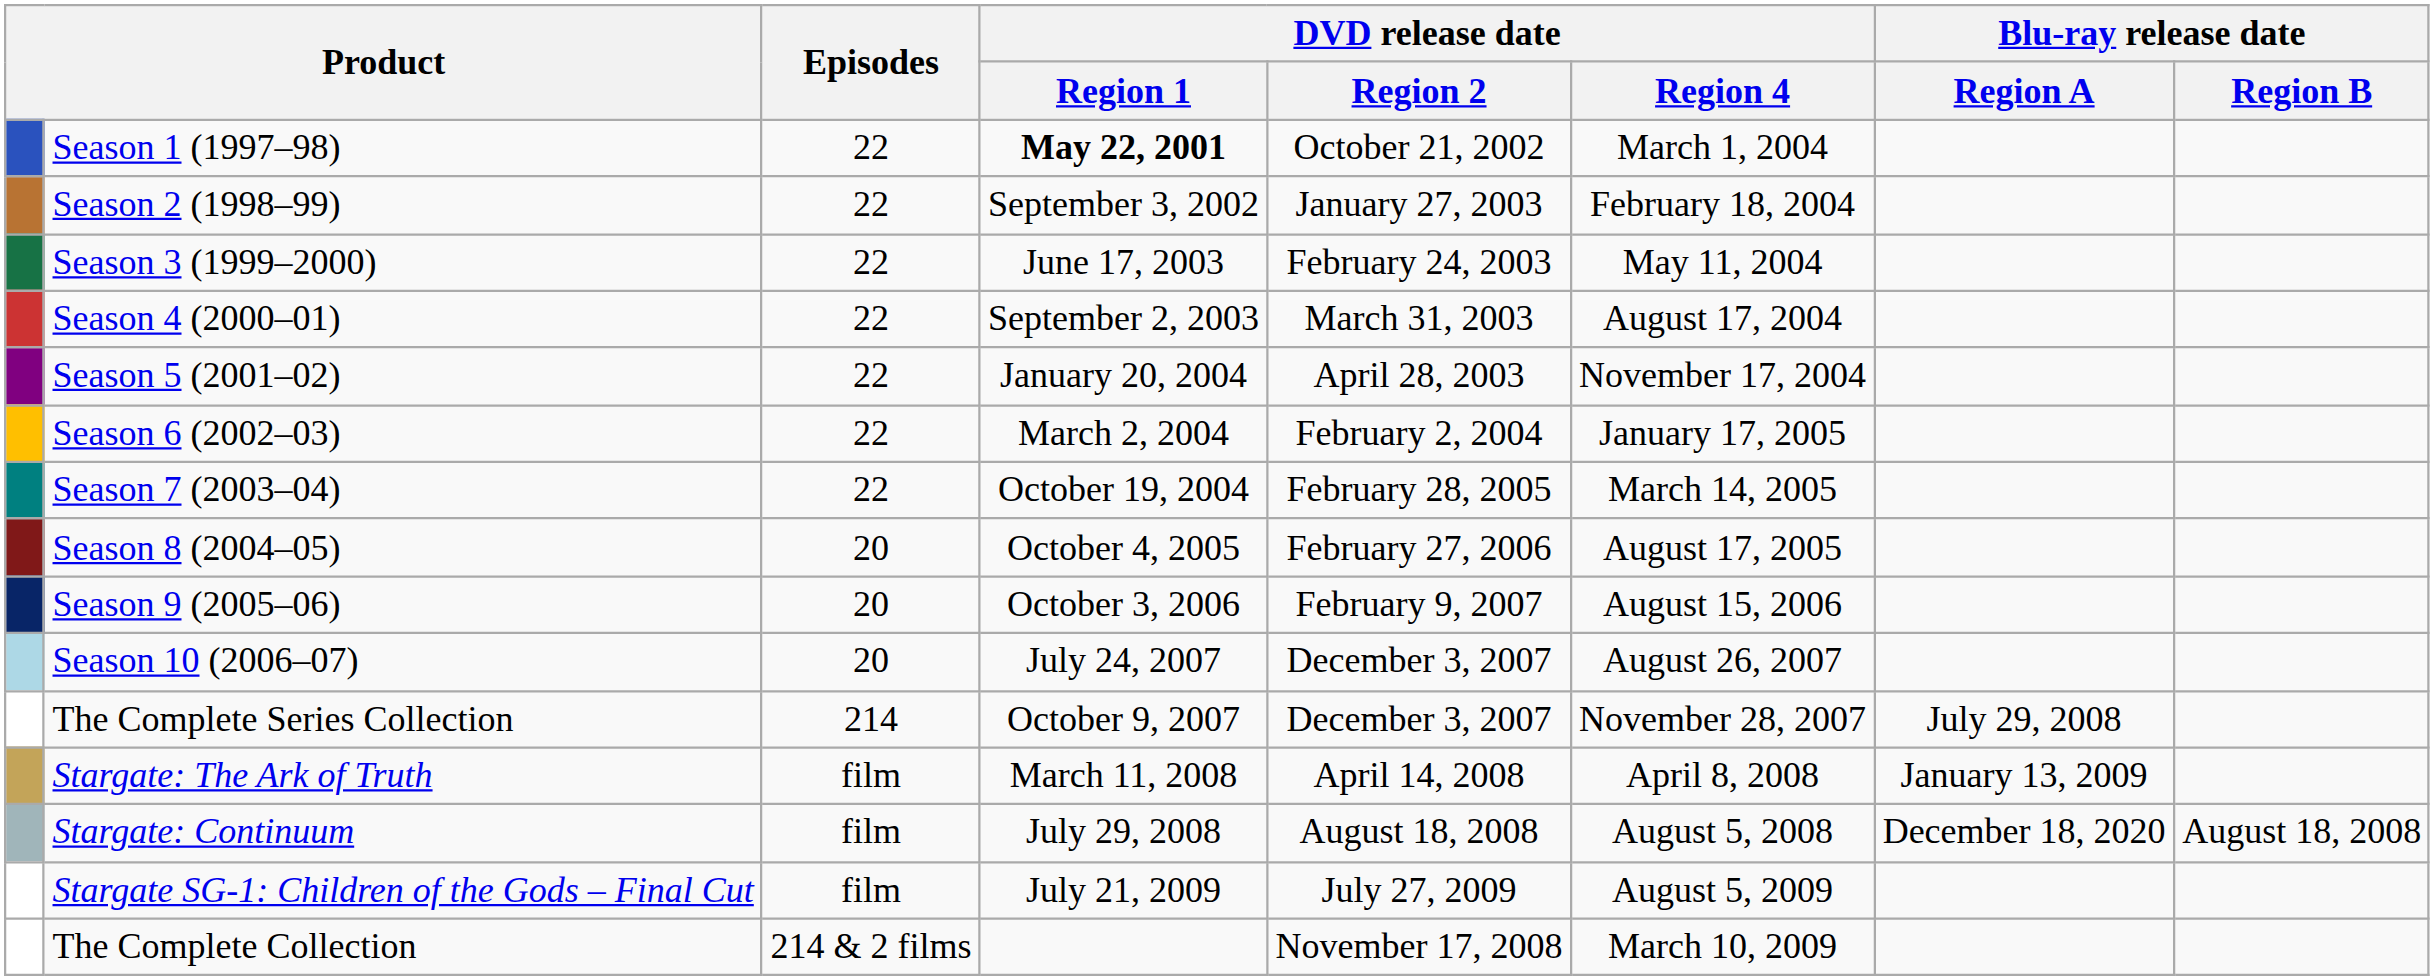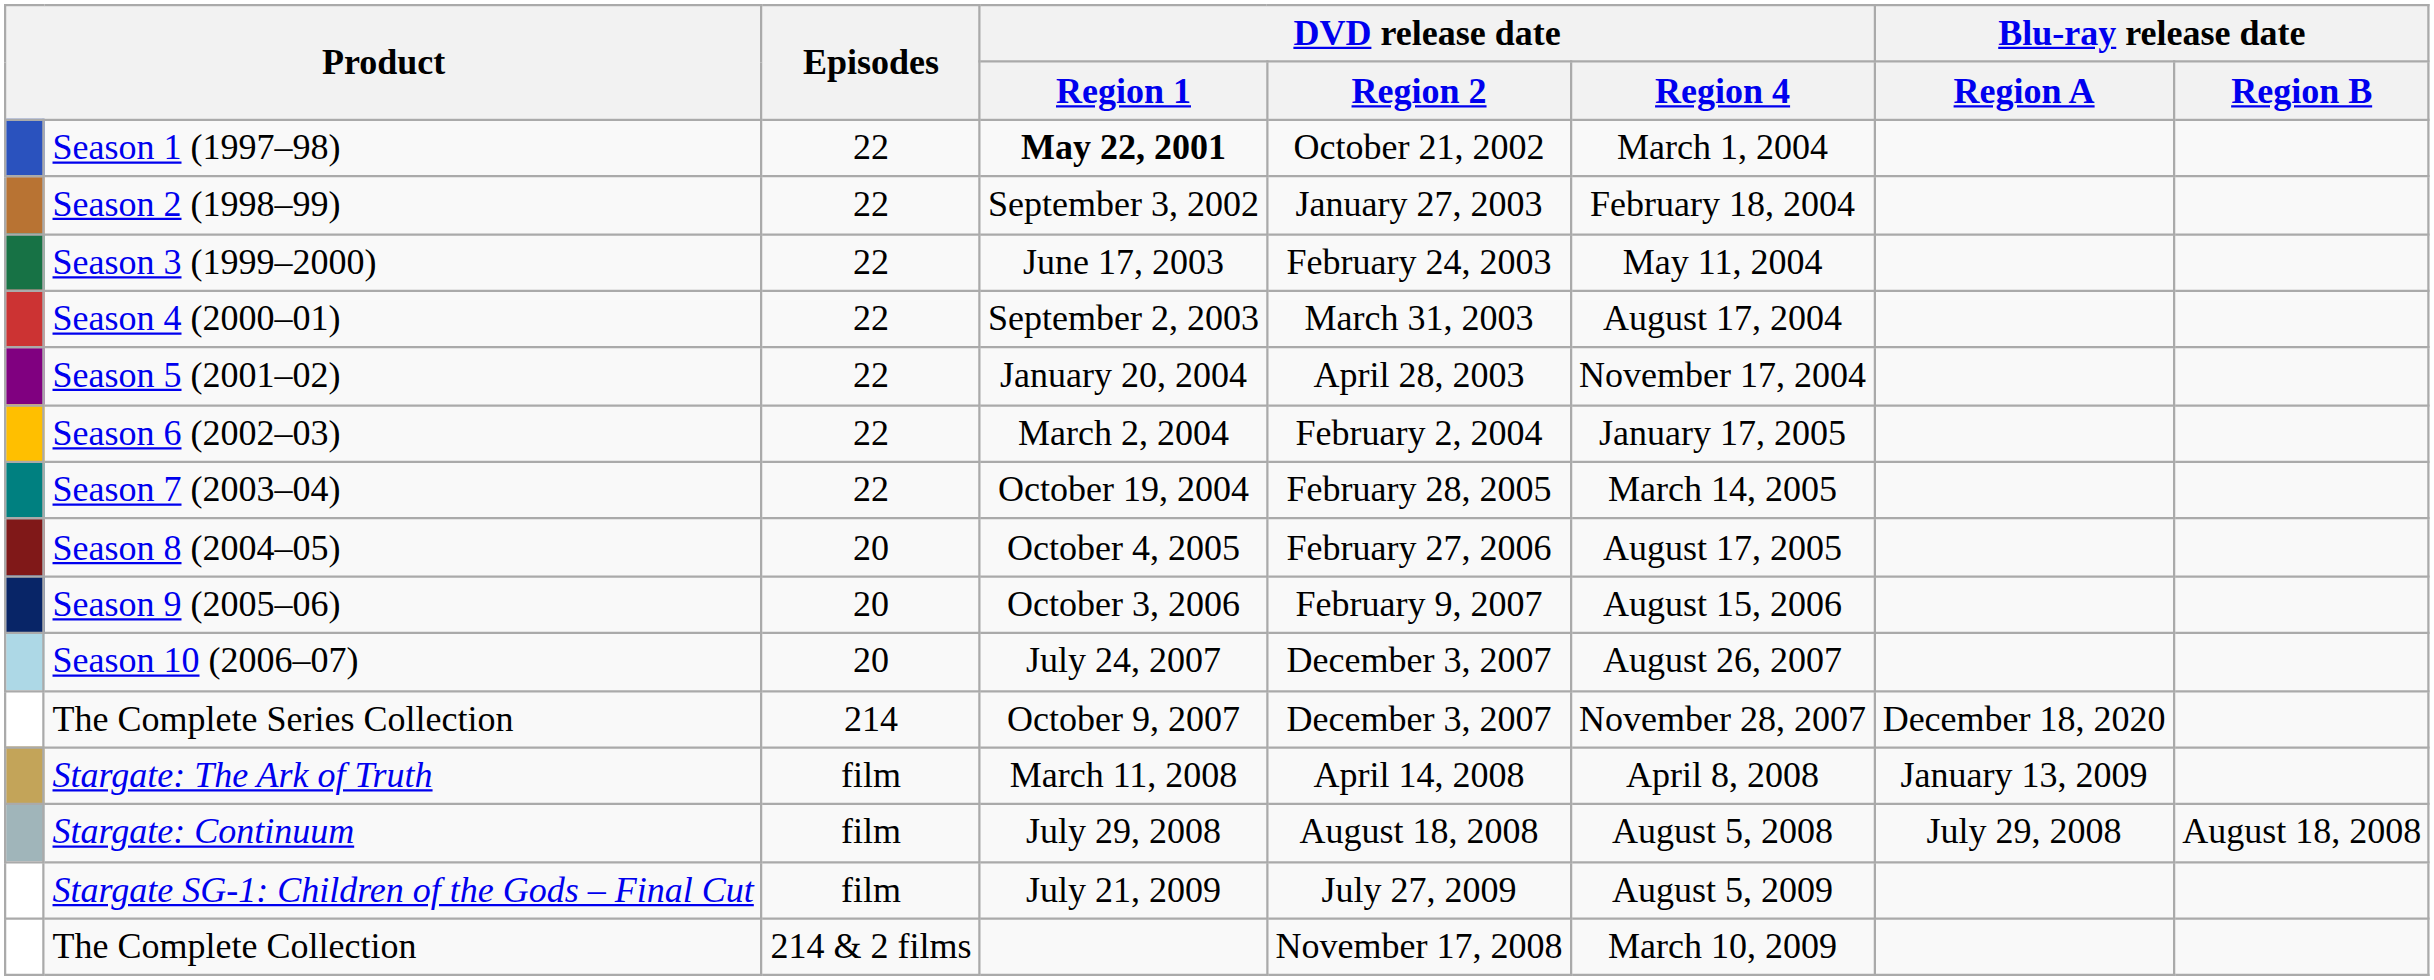(2024, 718) July 29, 2008 -> (2024, 718) December 18, 2020
(2024, 832) December 18, 2020 -> (2024, 832) July 29, 2008
